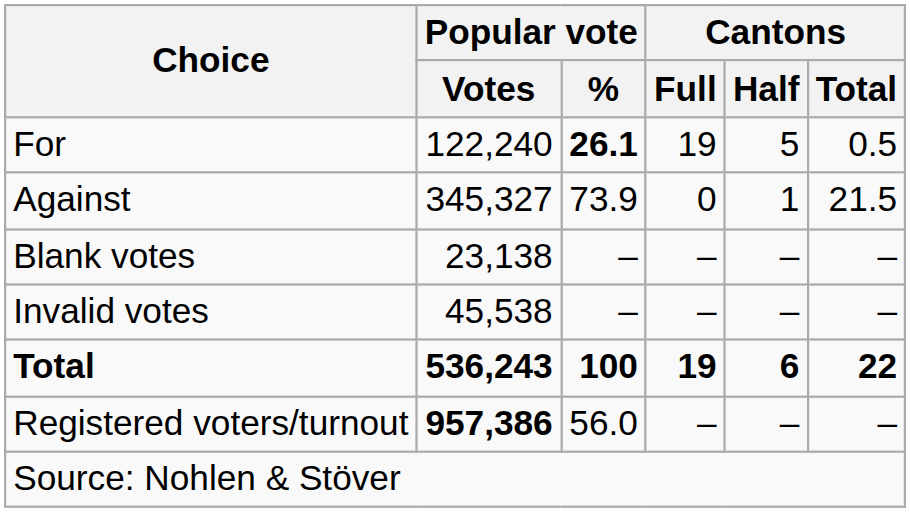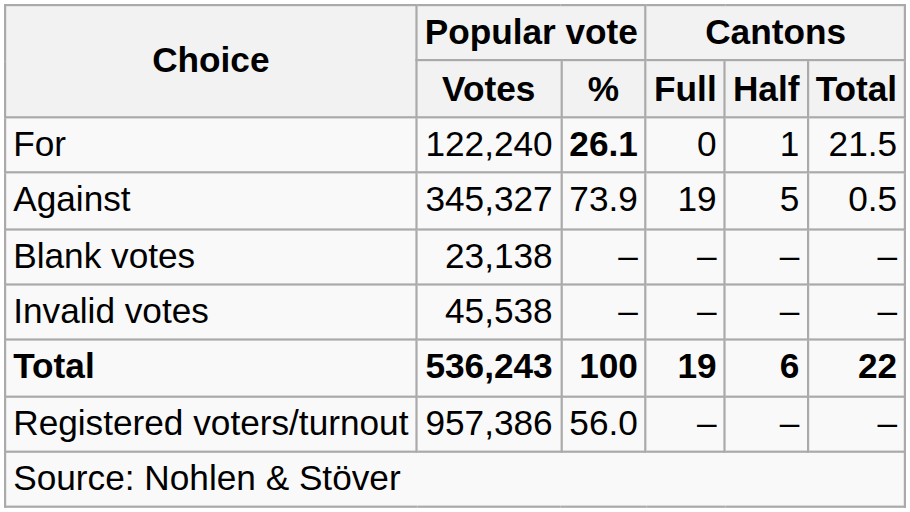(697, 144) 19 -> (707, 144) 0
(790, 144) 5 -> (790, 144) 1
(873, 144) 0.5 -> (863, 144) 21.5
(707, 199) 0 -> (697, 199) 19
(790, 199) 1 -> (790, 199) 5
(863, 199) 21.5 -> (873, 199) 0.5
(489, 423) bold -> (489, 423) normal
